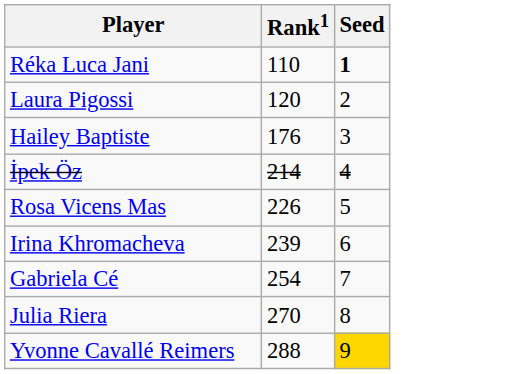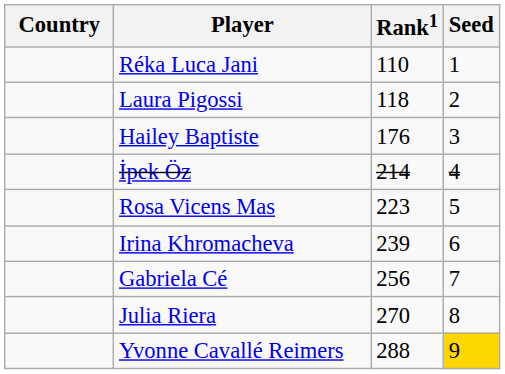+ column: (59, 25)
(345, 64) bold -> (454, 64) normal
(284, 100) 120 -> (393, 100) 118
(284, 207) 226 -> (393, 207) 223
(284, 278) 254 -> (393, 278) 256
